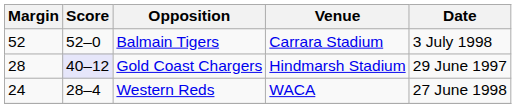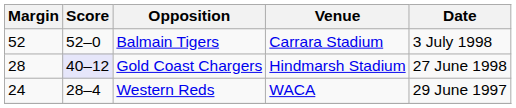(460, 66) 29 June 1997 -> (460, 66) 27 June 1998
(460, 90) 27 June 1998 -> (460, 90) 29 June 1997
